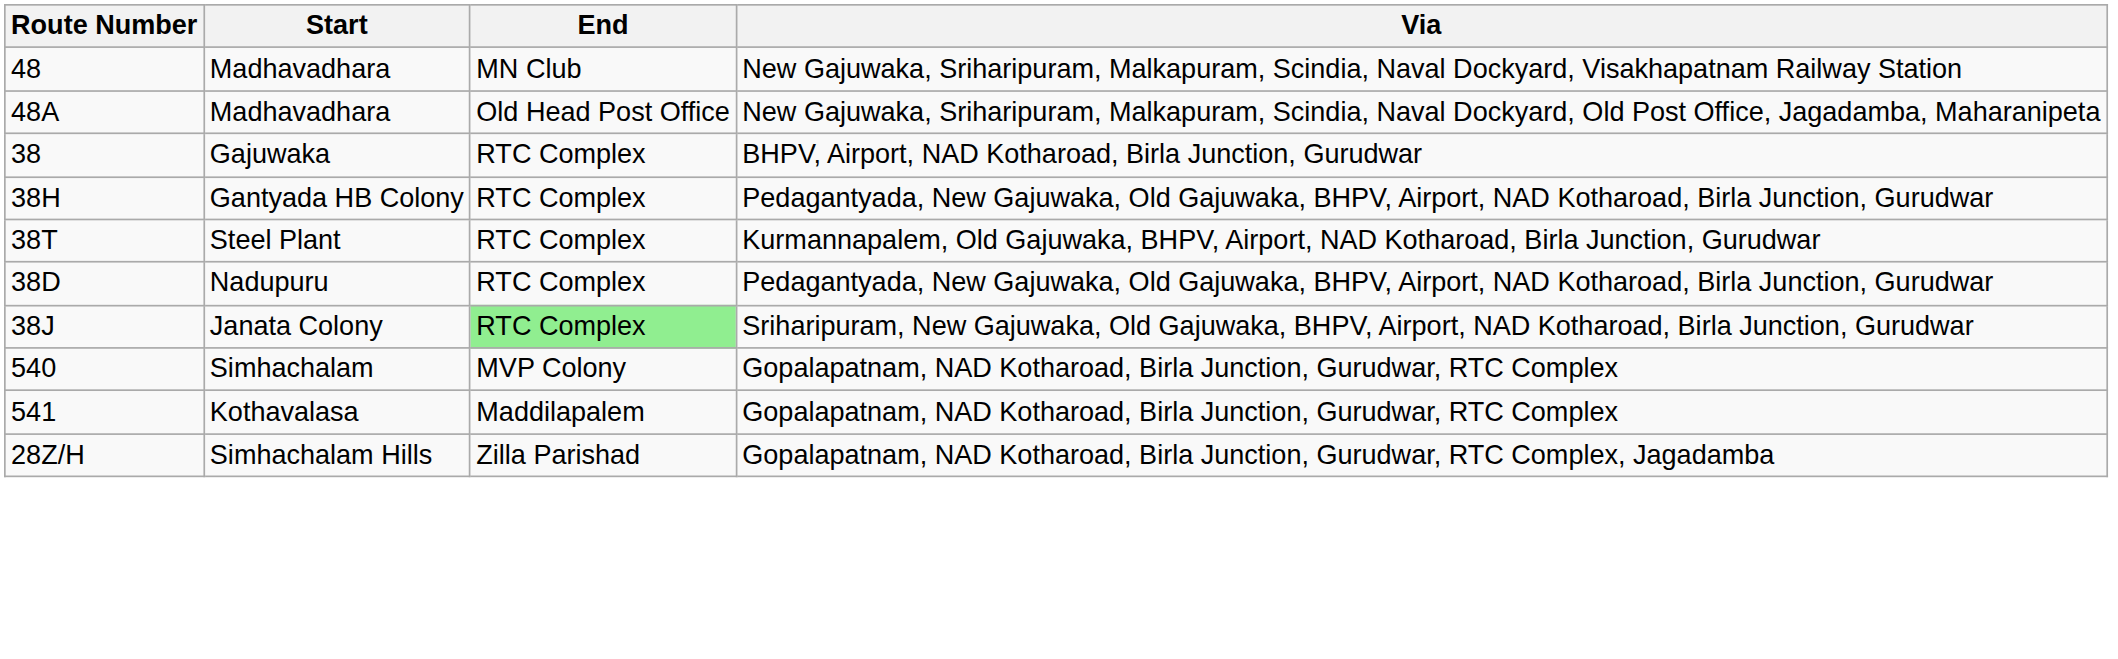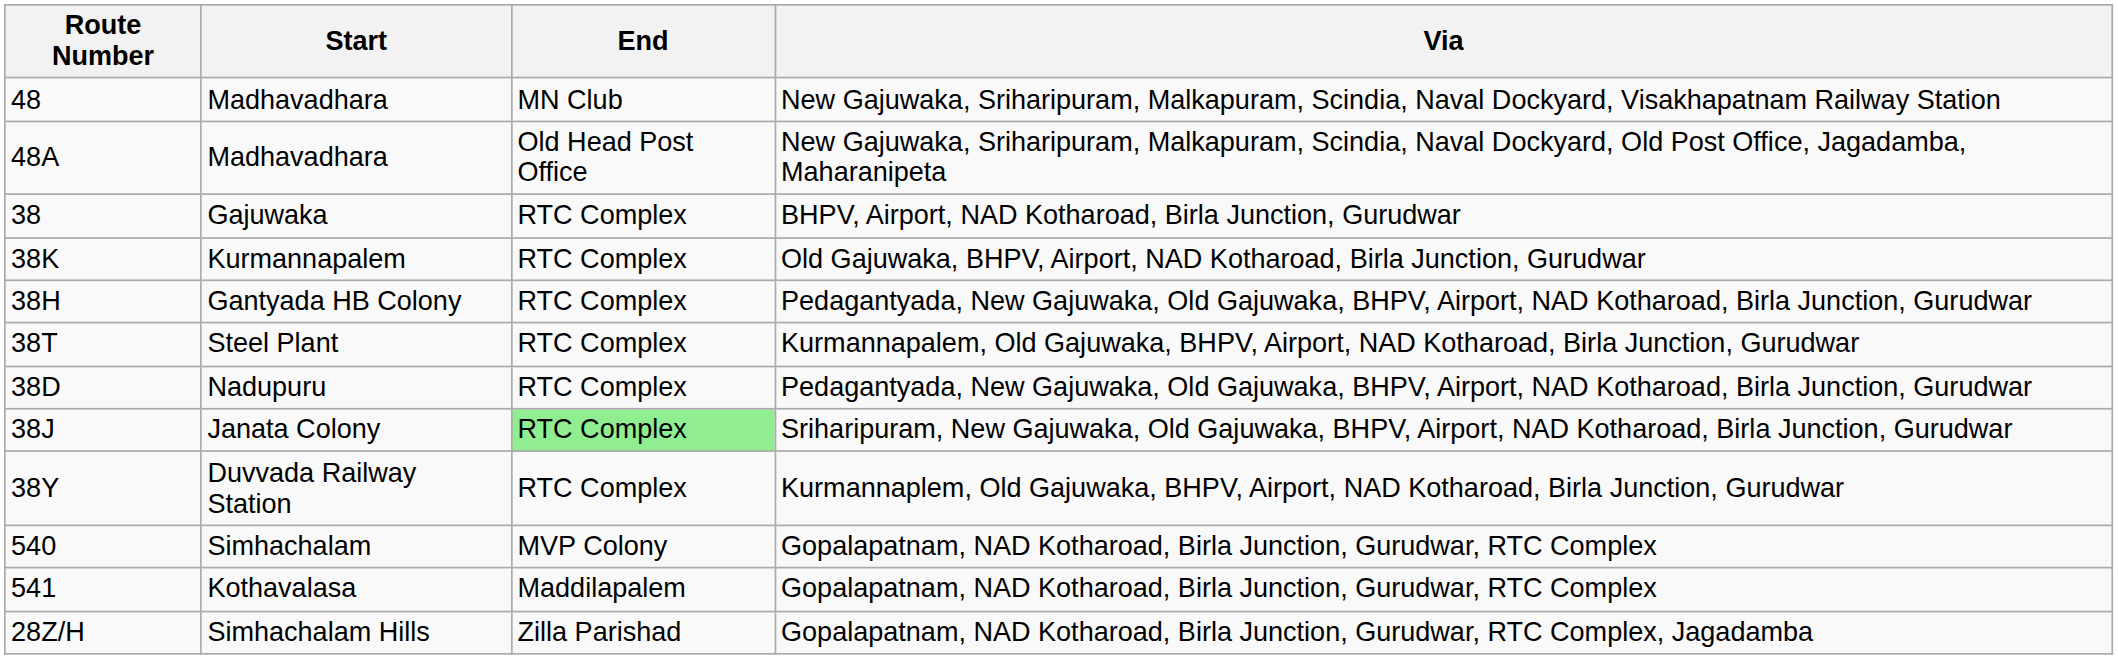+ row: (35, 258)
+ row: (35, 487)
